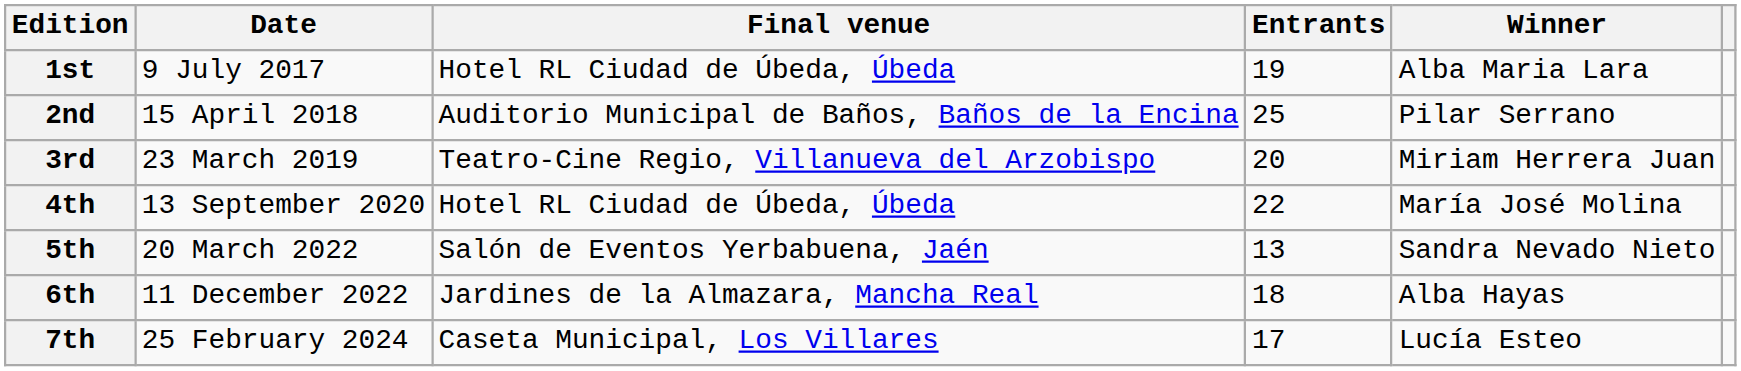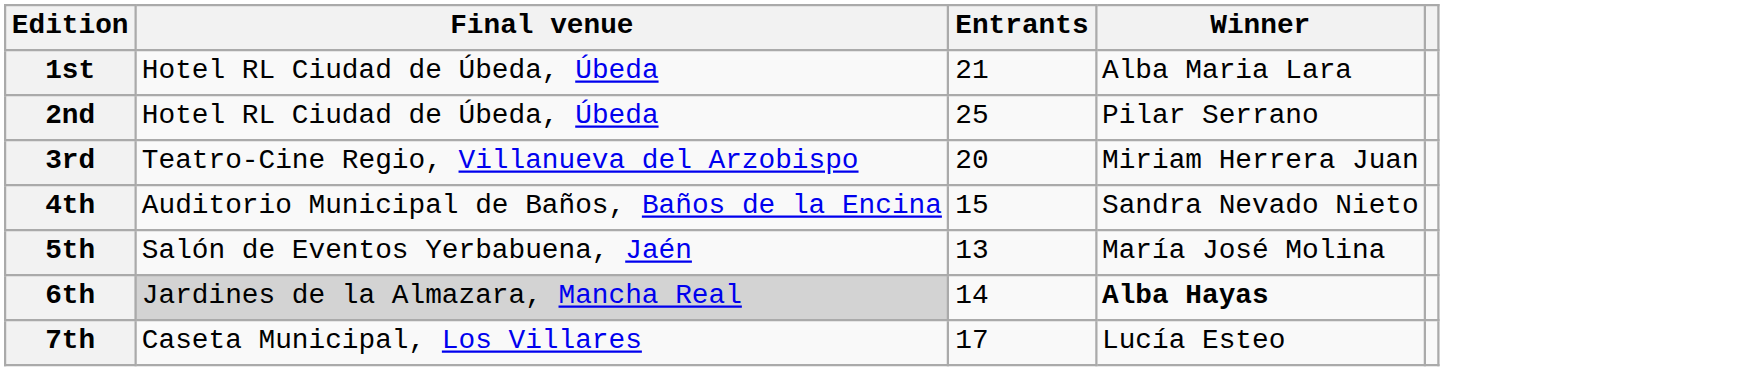- column: (284, 28)
(1269, 73) 19 -> (972, 73) 21
(839, 118) Auditorio Municipal de Baños, Baños de la Encina -> (400, 118) Hotel RL Ciudad de Úbeda, Úbeda
(697, 207) Hotel RL Ciudad de Úbeda, Úbeda -> (542, 207) Auditorio Municipal de Baños, Baños de la Encina
(1269, 207) 22 -> (972, 207) 15
(1540, 207) María José Molina -> (1260, 207) Sandra Nevado Nieto
(1557, 252) Sandra Nevado Nieto -> (1244, 252) María José Molina
(739, 297) no background -> (442, 297) lightgrey background
(1269, 297) 18 -> (972, 297) 14
(1482, 297) normal -> (1185, 297) bold
